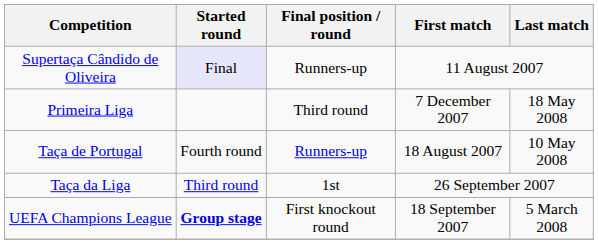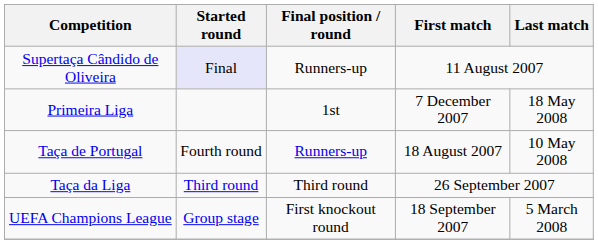(331, 109) Third round -> (331, 109) 1st
(331, 185) 1st -> (331, 185) Third round
(221, 218) bold -> (221, 218) normal
